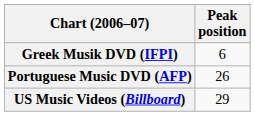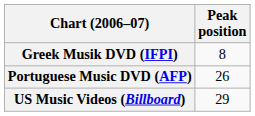(222, 54) 6 -> (222, 54) 8
